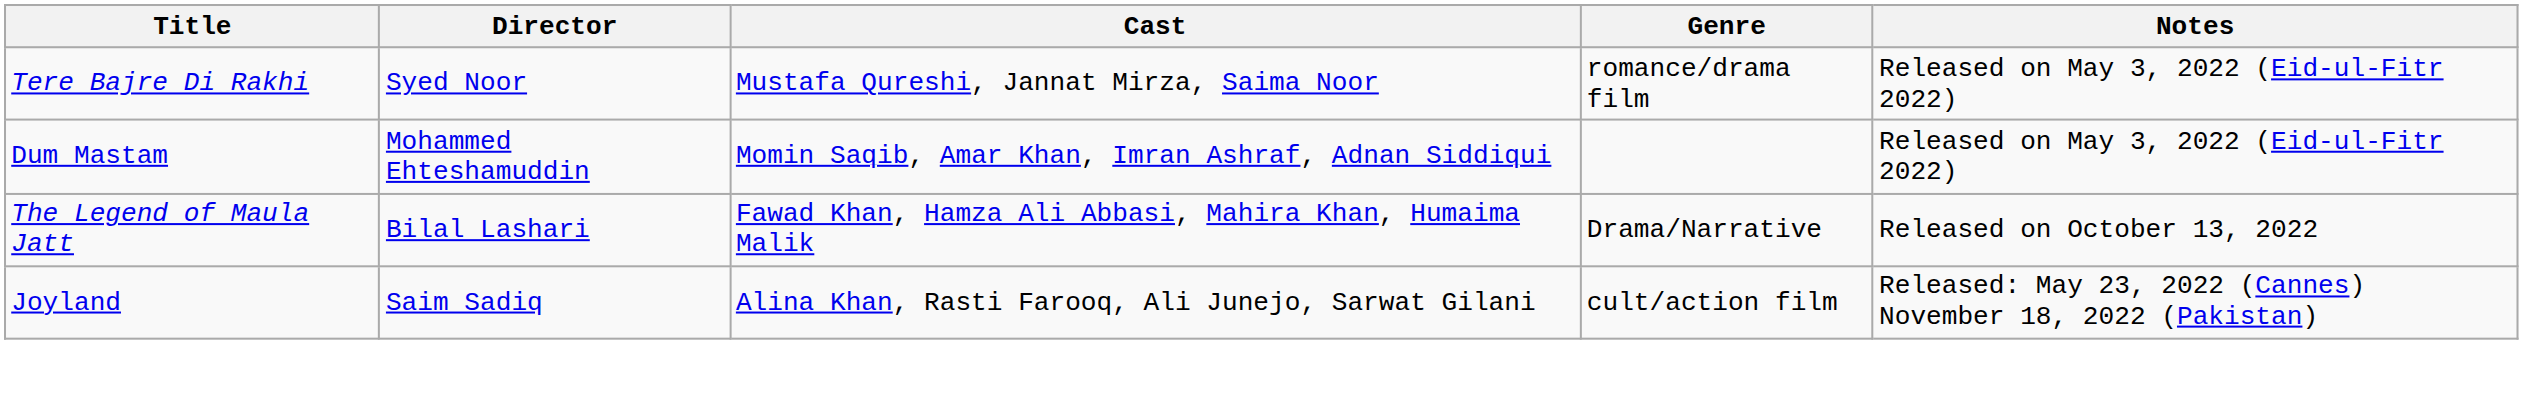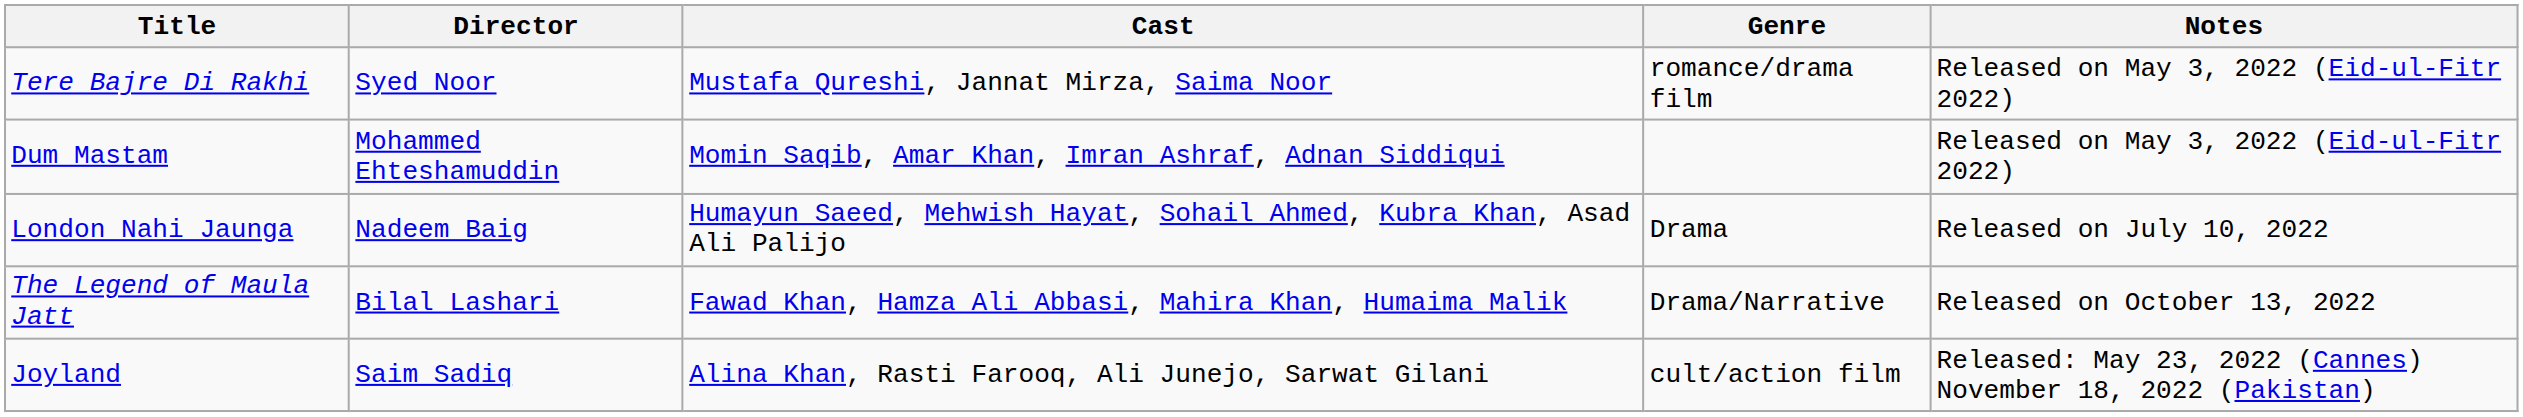+ row: (152, 229)
